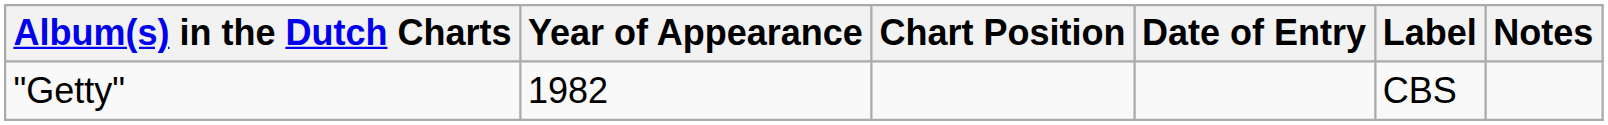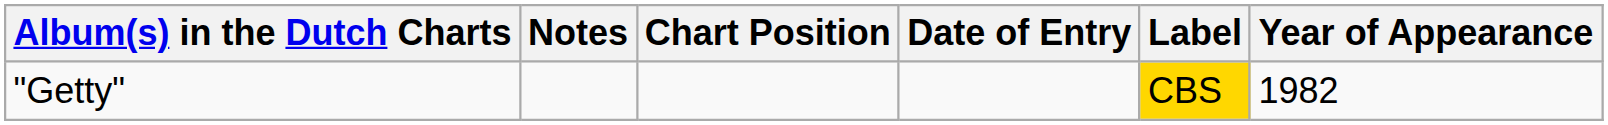columns swapped: (695, 33) <-> (1543, 33)
(1420, 90) no background -> (1185, 90) gold background
